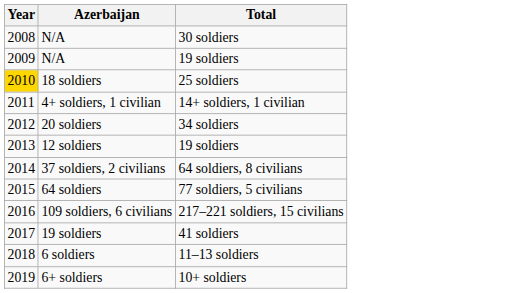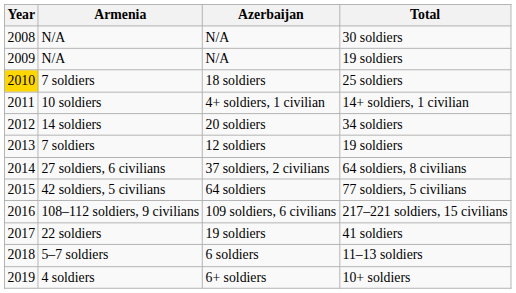+ column: (120, 15)
